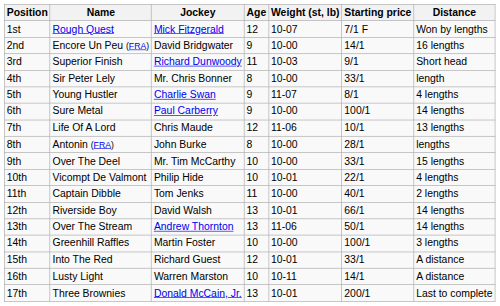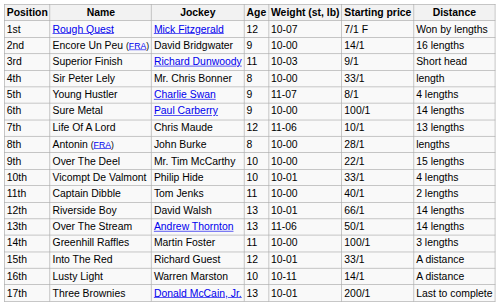(354, 161) 33/1 -> (354, 161) 22/1
(354, 177) 22/1 -> (354, 177) 33/1
(252, 243) 10 -> (252, 243) 11
